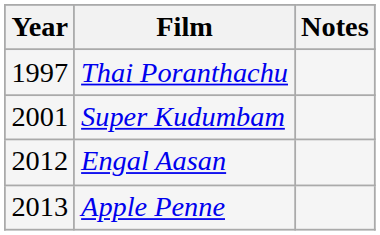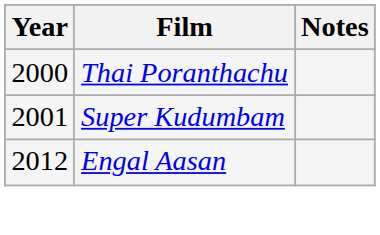(40, 71) 1997 -> (40, 71) 2000
- row: (153, 206)
